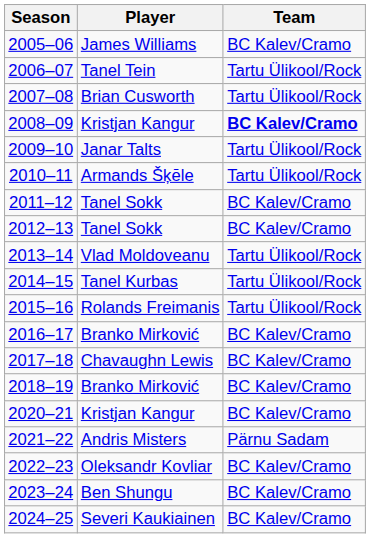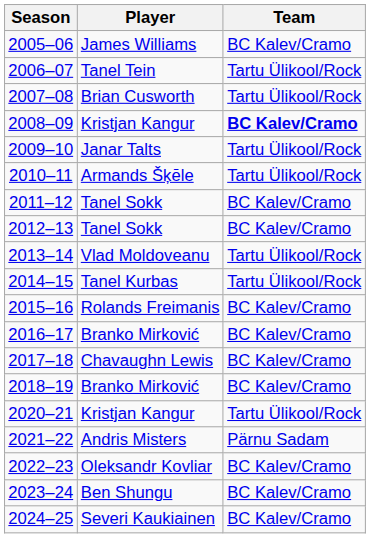(294, 307) Tartu Ülikool/Rock -> (289, 307) BC Kalev/Cramo
(289, 413) BC Kalev/Cramo -> (294, 413) Tartu Ülikool/Rock
